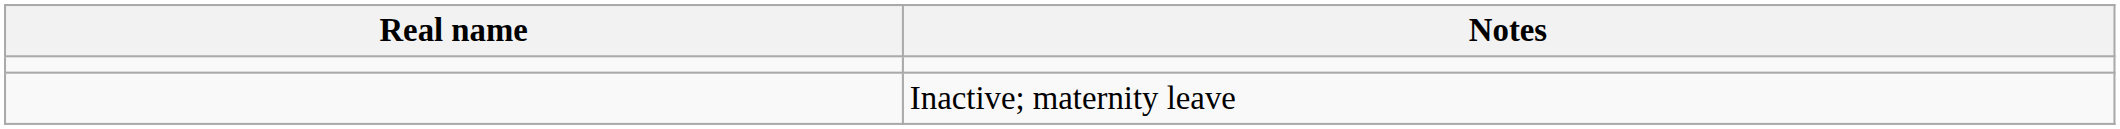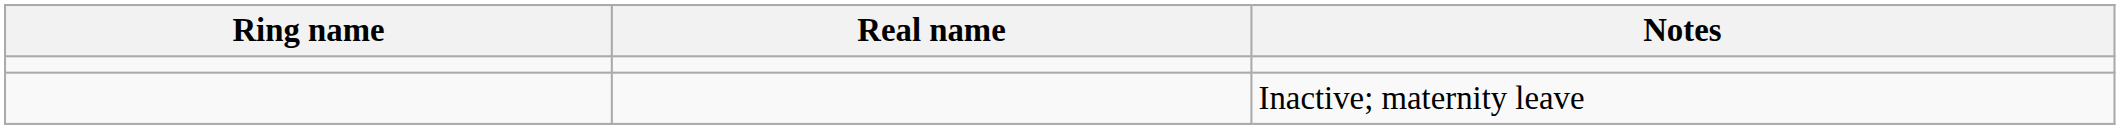+ column: (309, 30)
